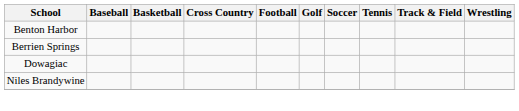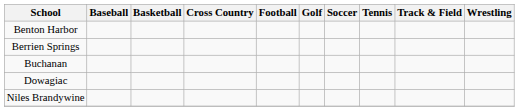+ row: (46, 64)
